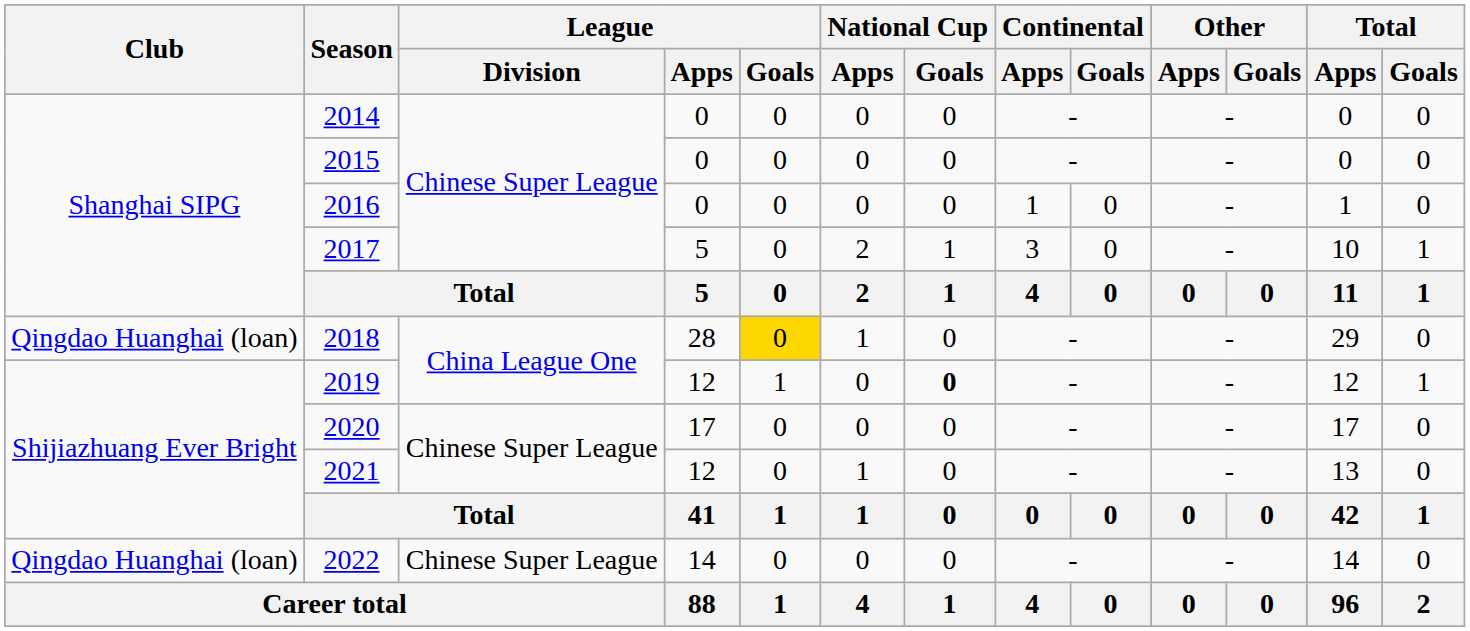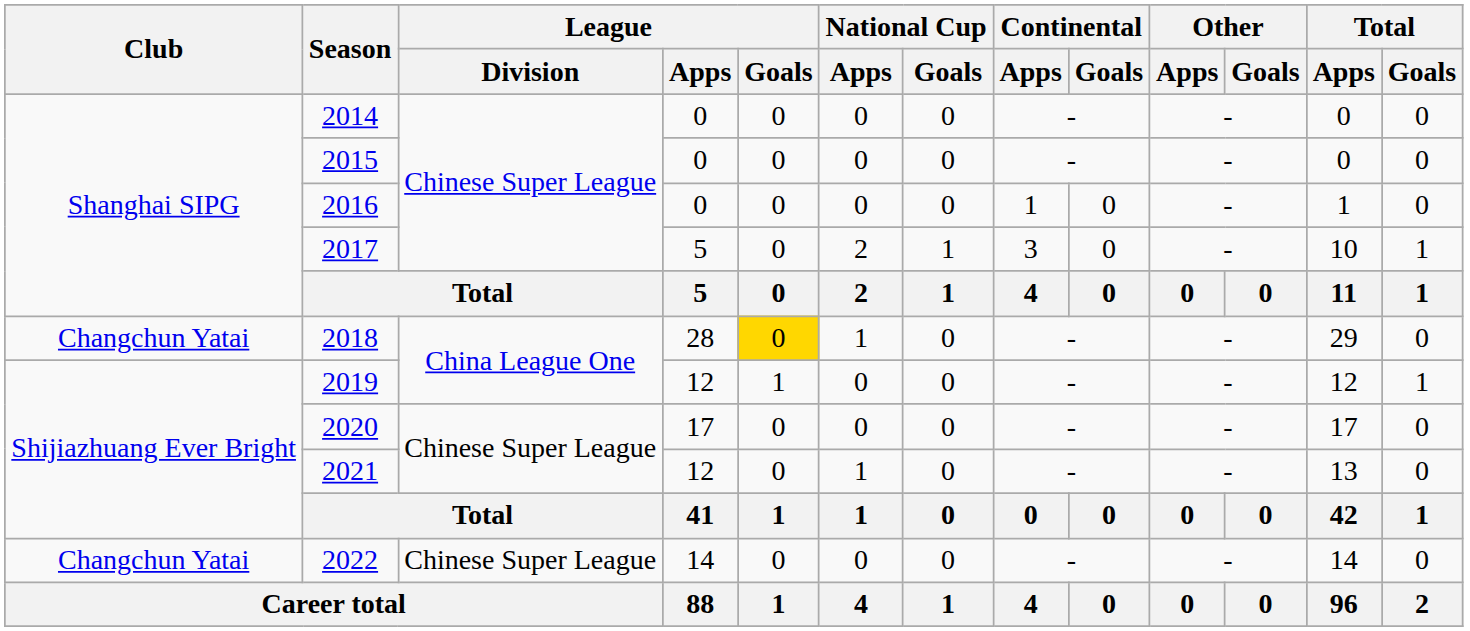(154, 337) Qingdao Huanghai (loan) -> (154, 337) Changchun Yatai
(949, 381) bold -> (948, 381) normal
(154, 559) Qingdao Huanghai (loan) -> (154, 559) Changchun Yatai
